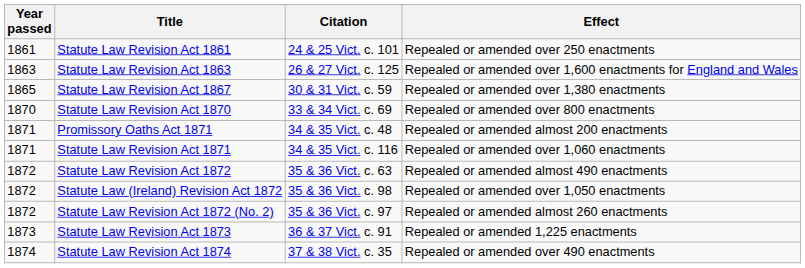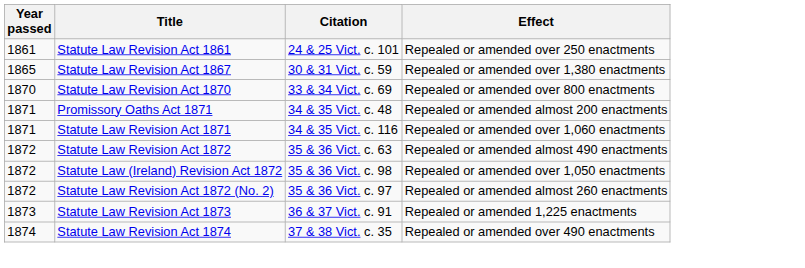- row: (144, 69)
